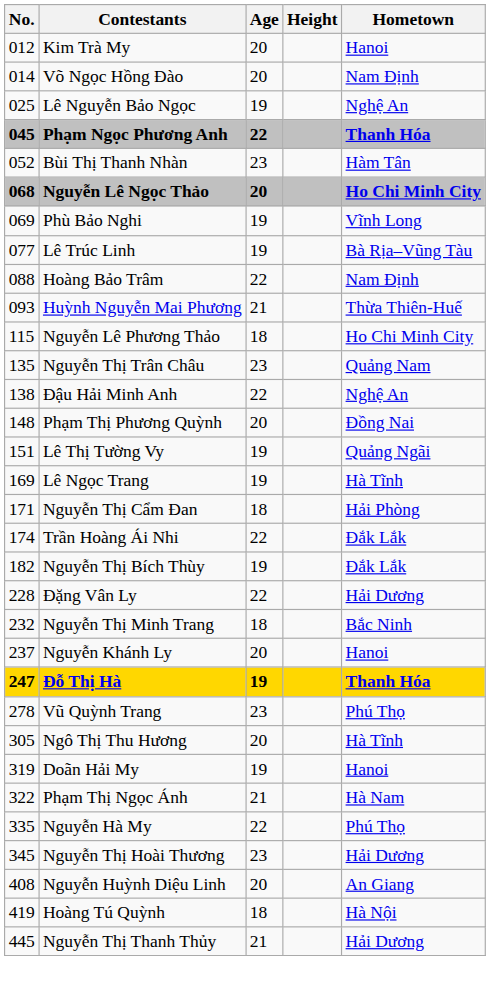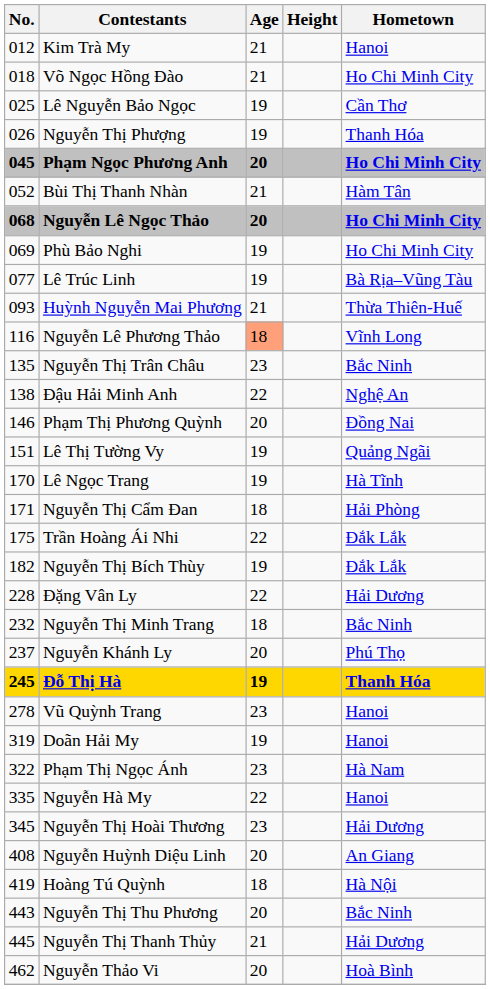(259, 47) 20 -> (259, 47) 21
(22, 76) 014 -> (22, 76) 018
(259, 76) 20 -> (259, 76) 21
(382, 76) Nam Định -> (409, 76) Ho Chi Minh City
(377, 105) Nghệ An -> (376, 105) Cần Thơ
+ row: (114, 134)
(259, 134) 22 -> (259, 163) 20
(388, 134) Thanh Hóa -> (413, 163) Ho Chi Minh City
(259, 163) 23 -> (259, 192) 21
(384, 220) Vĩnh Long -> (409, 249) Ho Chi Minh City
- row: (103, 278)
(21, 336) 115 -> (21, 336) 116
(259, 336) no background -> (259, 336) lightsalmon background
(409, 336) Ho Chi Minh City -> (384, 336) Vĩnh Long
(388, 364) Quảng Nam -> (379, 364) Bắc Ninh
(22, 422) 148 -> (22, 422) 146
(22, 480) 169 -> (22, 480) 170
(22, 537) 174 -> (22, 537) 175
(367, 653) Hanoi -> (375, 653) Phú Thọ
(22, 682) 247 -> (22, 682) 245
(375, 710) Phú Thọ -> (367, 710) Hanoi
- row: (115, 739)
(259, 797) 21 -> (259, 768) 23
(375, 826) Phú Thọ -> (367, 797) Hanoi
+ row: (130, 912)
+ row: (101, 970)
